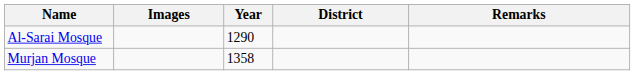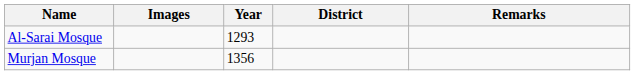(240, 37) 1290 -> (240, 37) 1293
(240, 59) 1358 -> (240, 59) 1356
